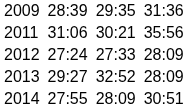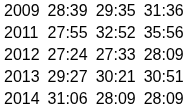(68, 32) 31:06 -> (68, 32) 27:55
(116, 32) 30:21 -> (116, 32) 32:52
(116, 76) 32:52 -> (116, 76) 30:21
(164, 76) 28:09 -> (164, 76) 30:51
(68, 98) 27:55 -> (68, 98) 31:06
(164, 98) 30:51 -> (164, 98) 28:09
